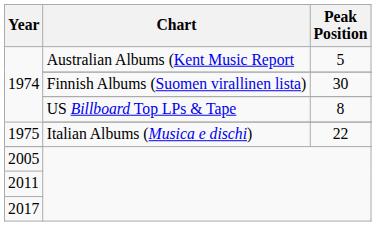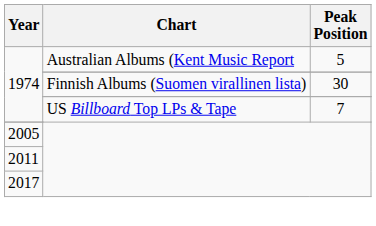(341, 109) 8 -> (341, 109) 7
- row: (24, 134)
